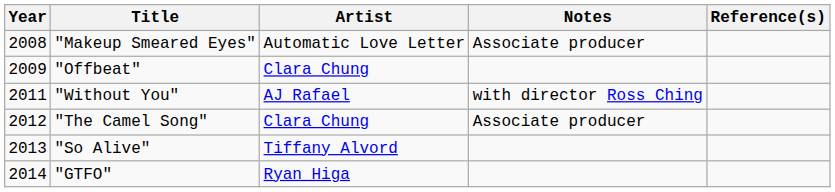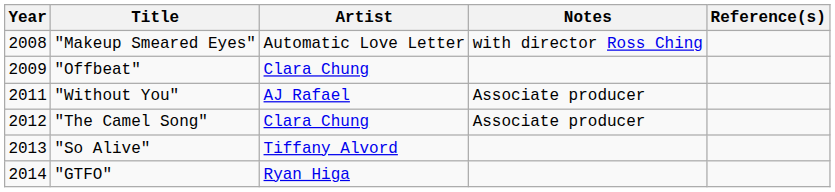(559, 44) Associate producer -> (588, 44) with director Ross Ching
(588, 96) with director Ross Ching -> (559, 96) Associate producer
